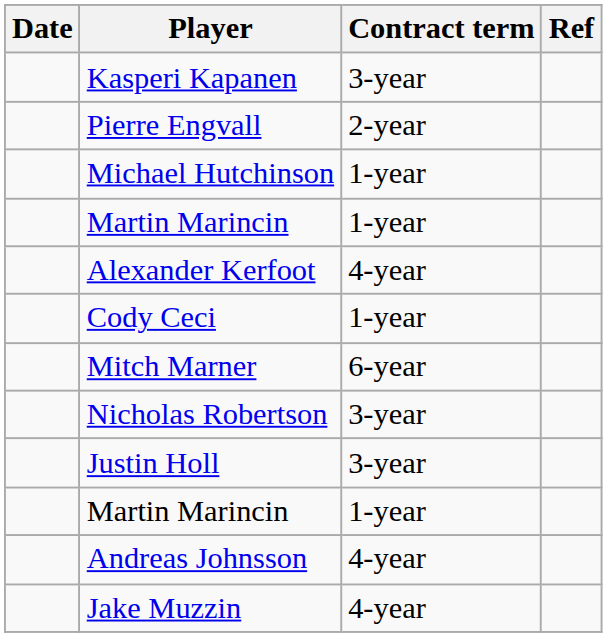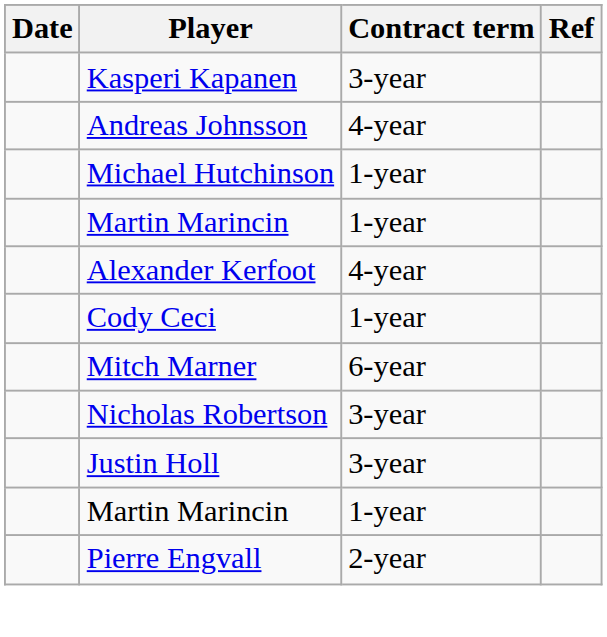rows swapped: (197, 558) <-> (174, 125)
- row: (164, 607)
